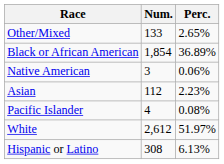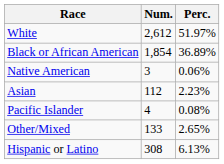rows swapped: (22, 129) <-> (39, 33)
